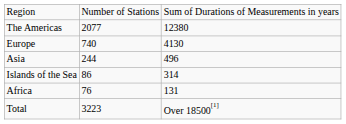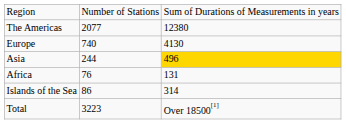(171, 59) no background -> (171, 59) gold background
rows swapped: (19, 91) <-> (42, 75)
